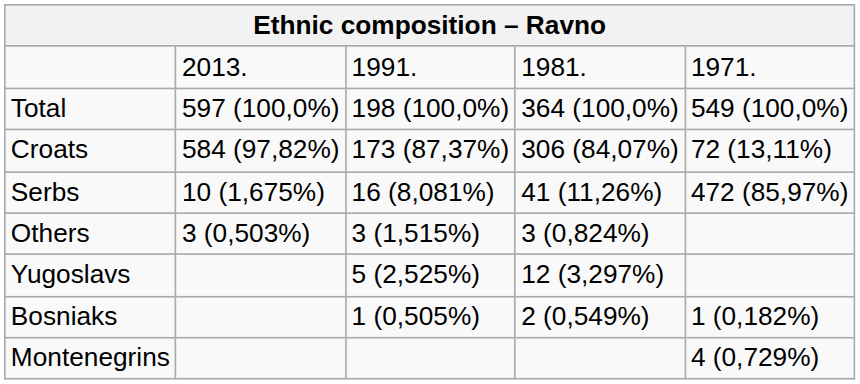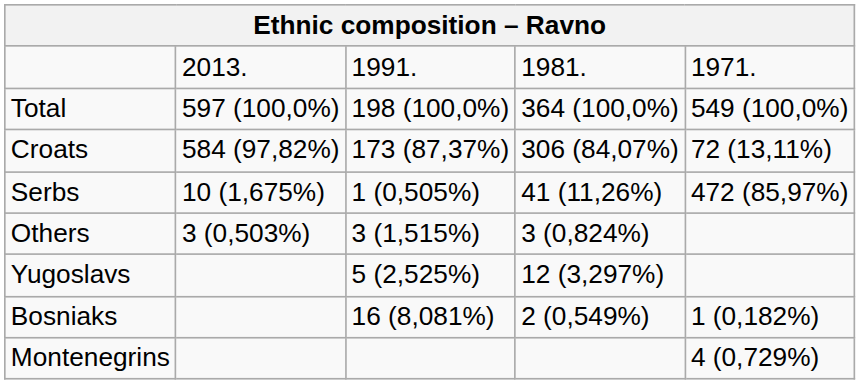(423, 191) 16 (8,081%) -> (416, 191) 1 (0,505%)
(416, 316) 1 (0,505%) -> (423, 316) 16 (8,081%)
